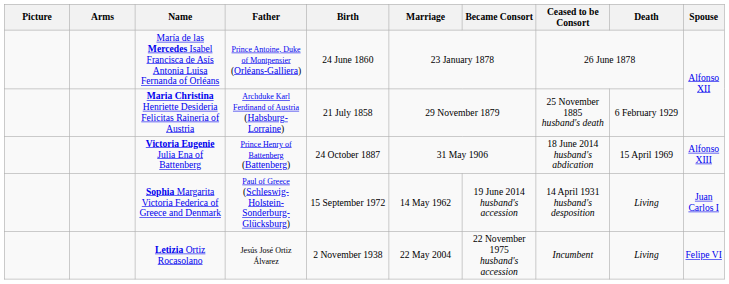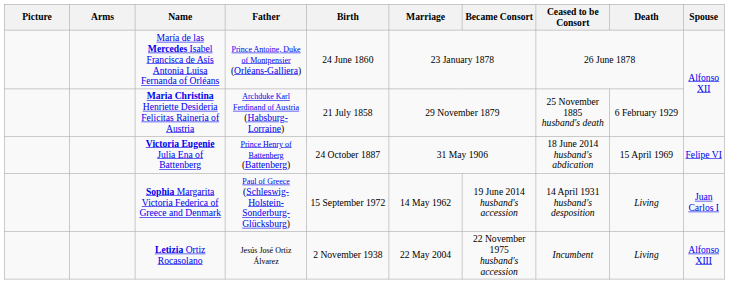(704, 154) Alfonso XIII -> (704, 154) Felipe VI
(704, 255) Felipe VI -> (704, 255) Alfonso XIII
